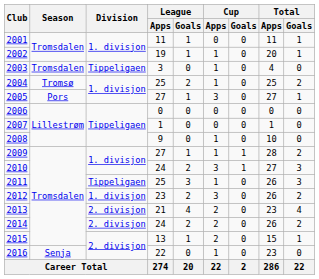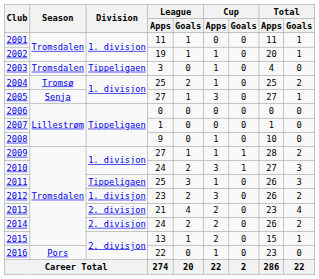(58, 97) Pors -> (58, 97) Senja
(58, 253) Senja -> (58, 253) Pors
